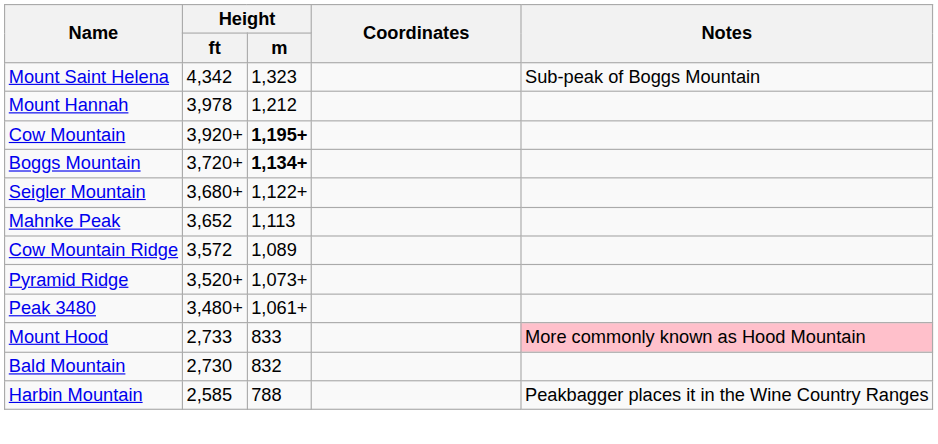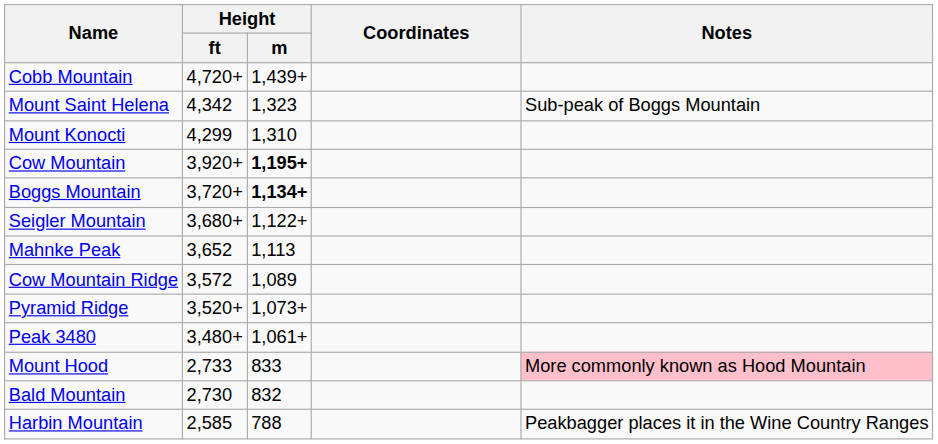+ row: (71, 76)
+ row: (67, 134)
- row: (69, 105)
